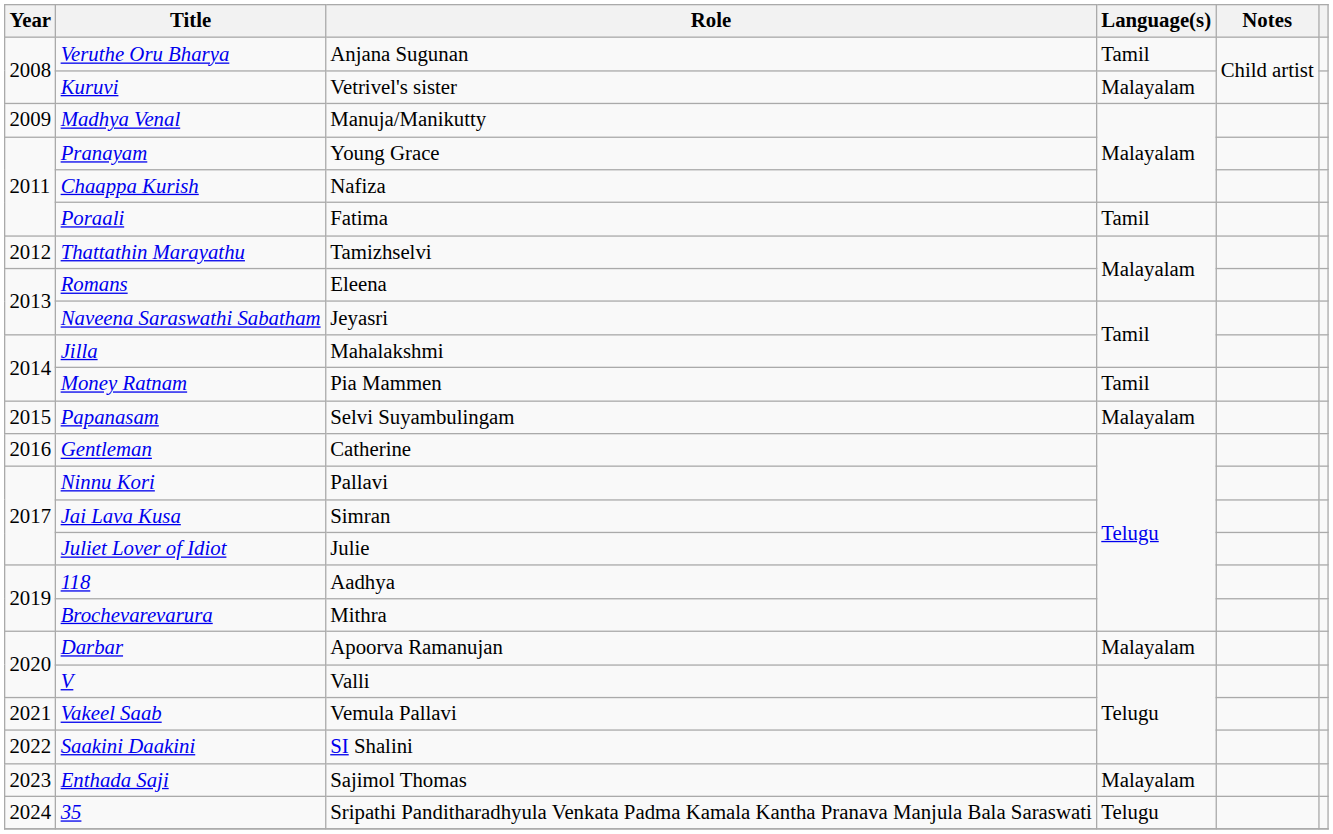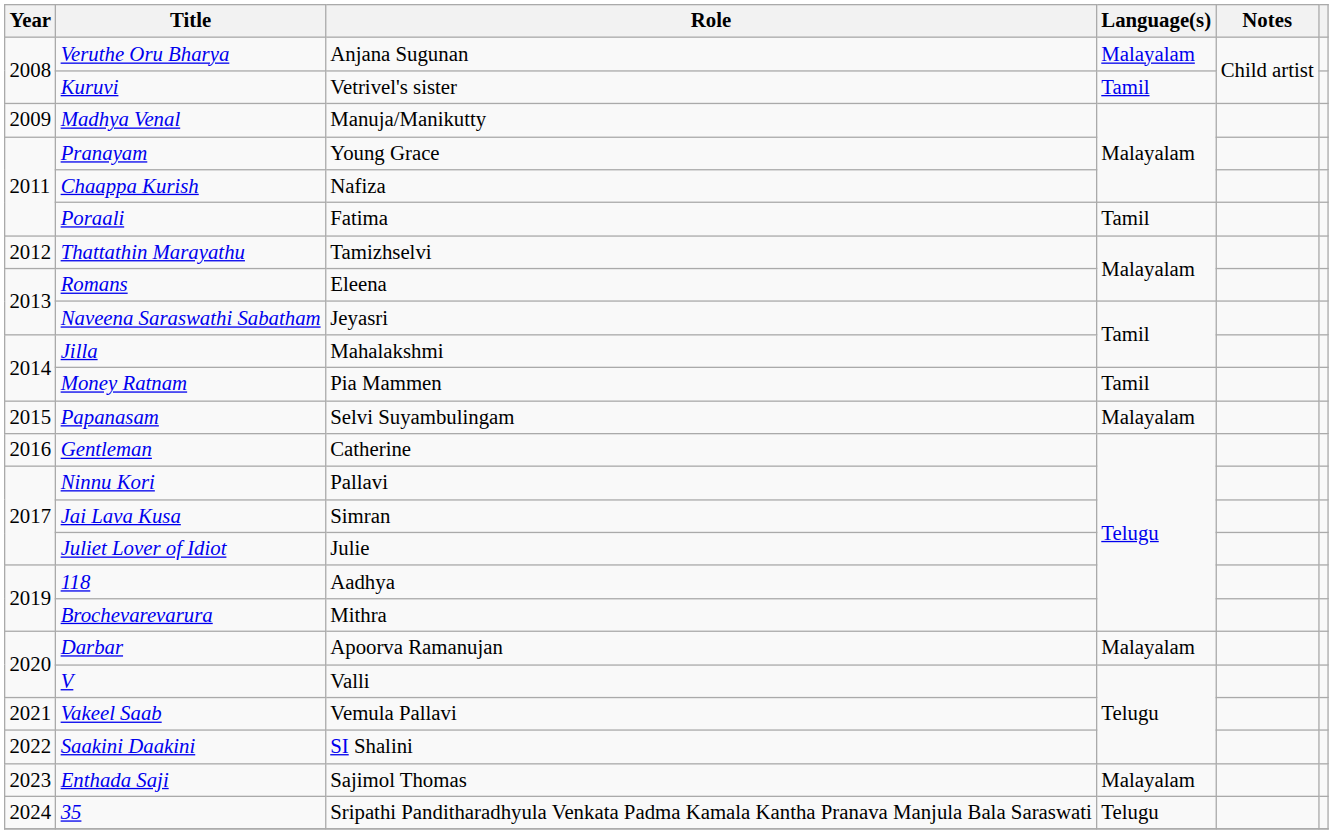(1125, 53) Tamil -> (1148, 53) Malayalam
(1148, 86) Malayalam -> (1125, 86) Tamil
